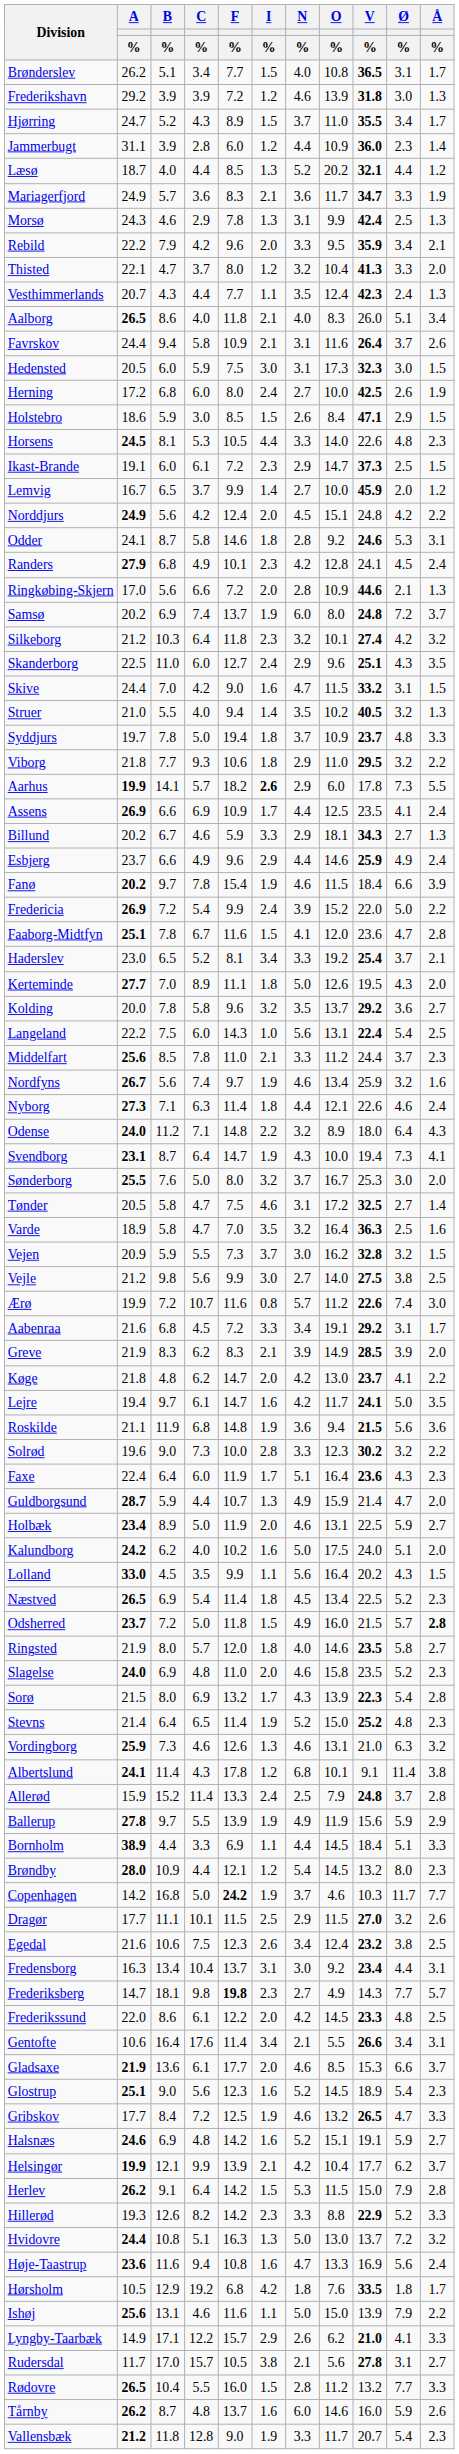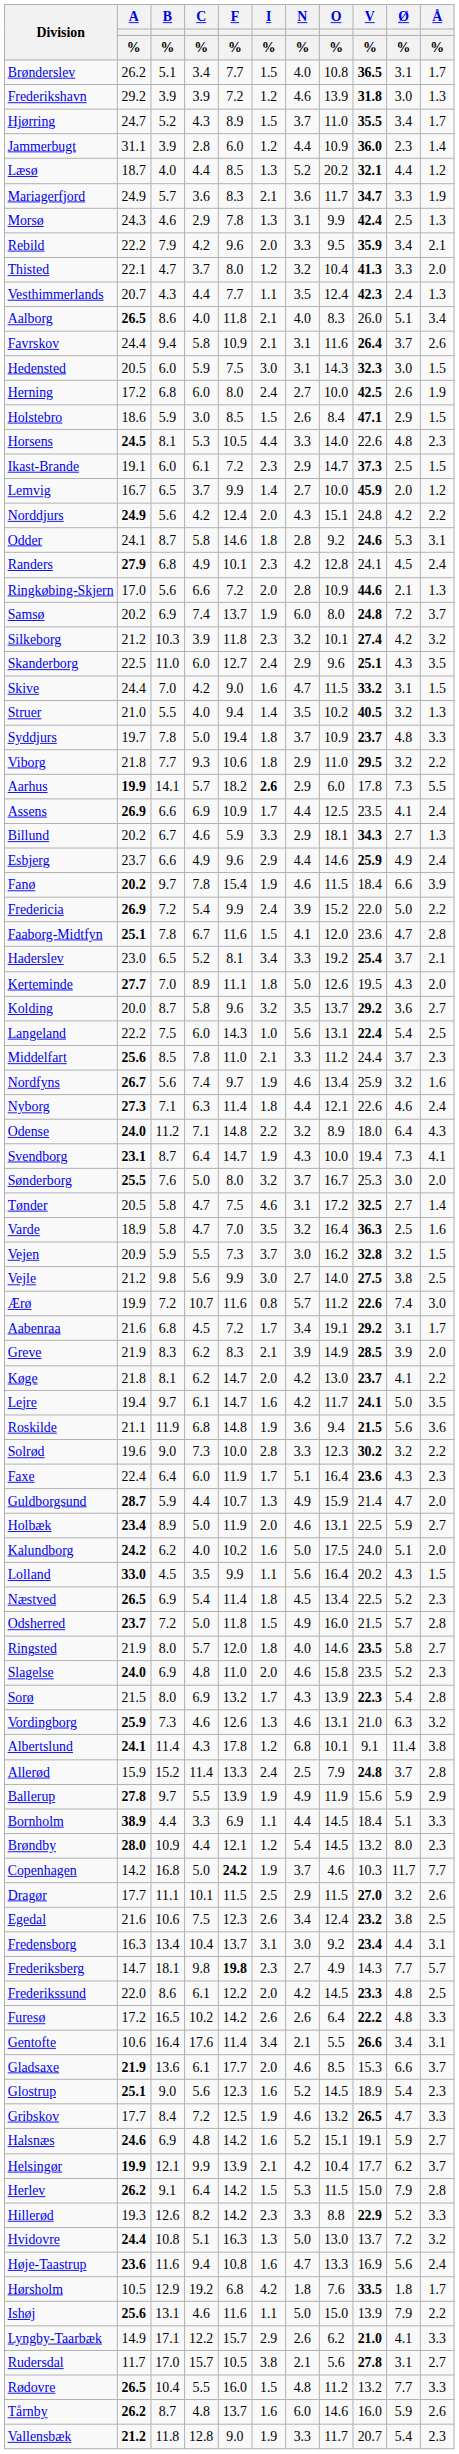(336, 368) 17.3 -> (336, 368) 14.3
(302, 515) 4.5 -> (302, 515) 4.3
(201, 639) 6.4 -> (201, 639) 3.9
(167, 1008) 7.8 -> (167, 1008) 8.7
(269, 1328) 3.3 -> (269, 1328) 1.7
(167, 1377) 4.8 -> (167, 1377) 8.1
(437, 1624) bold -> (437, 1624) normal
- row: (26, 1722)
+ row: (26, 2018)
(302, 2387) 2.8 -> (302, 2387) 4.8
